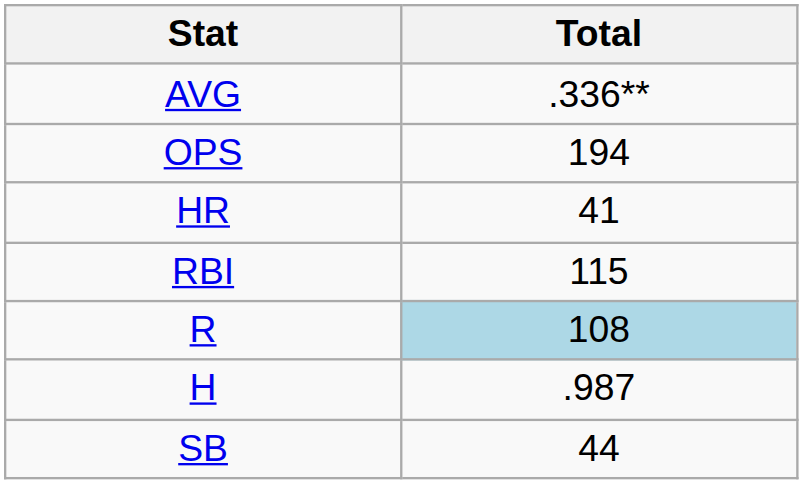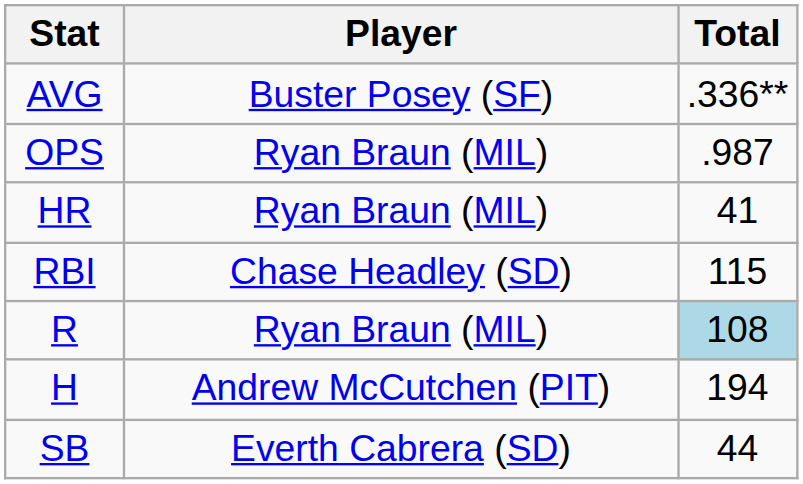+ column: (401, 34)
(599, 152) 194 -> (737, 152) .987
(599, 388) .987 -> (737, 388) 194
